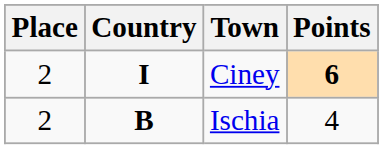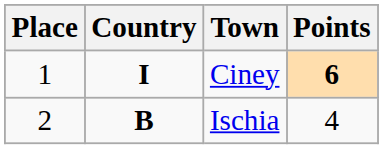(45, 73) 2 -> (45, 73) 1
